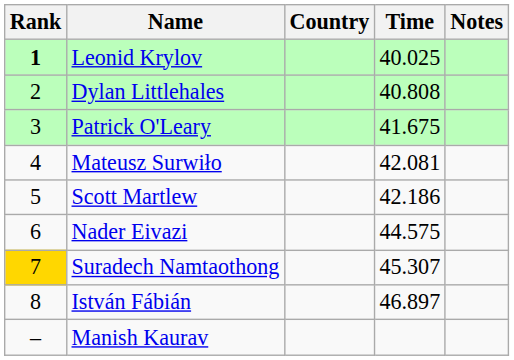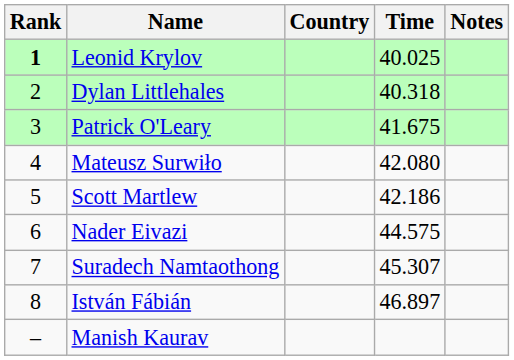(410, 92) 40.808 -> (410, 92) 40.318
(410, 162) 42.081 -> (410, 162) 42.080
(36, 267) gold background -> (36, 267) no background
